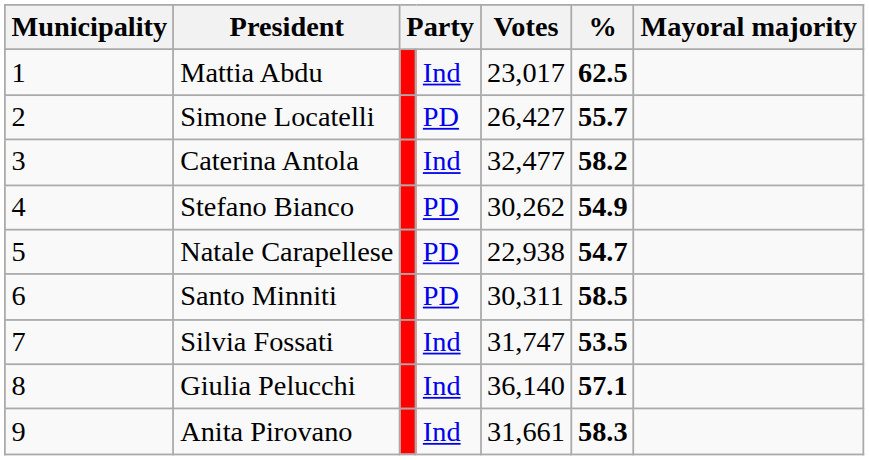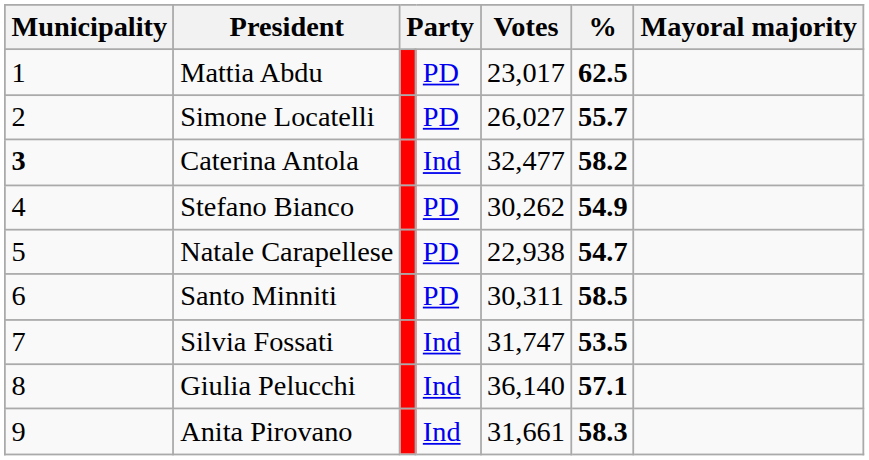(442, 71) Ind -> (441, 71) PD
(526, 116) 26,427 -> (526, 116) 26,027
(18, 161) normal -> (18, 161) bold
